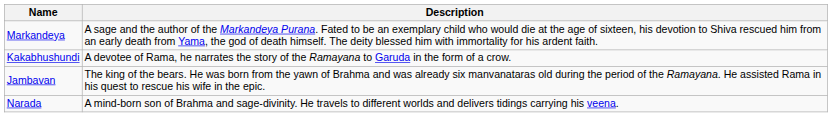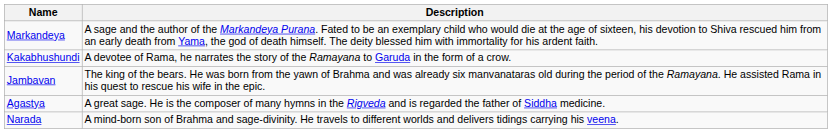+ row: (26, 103)
